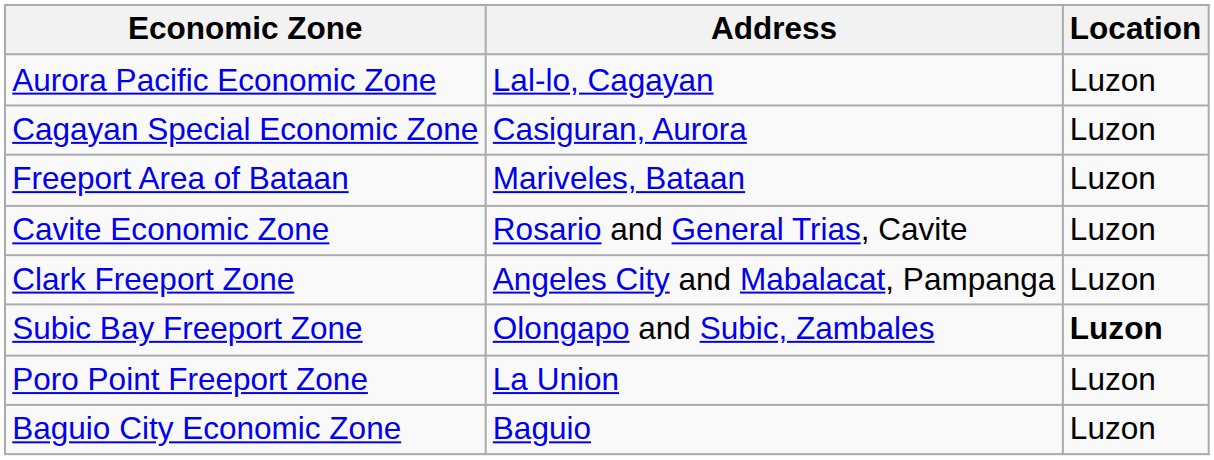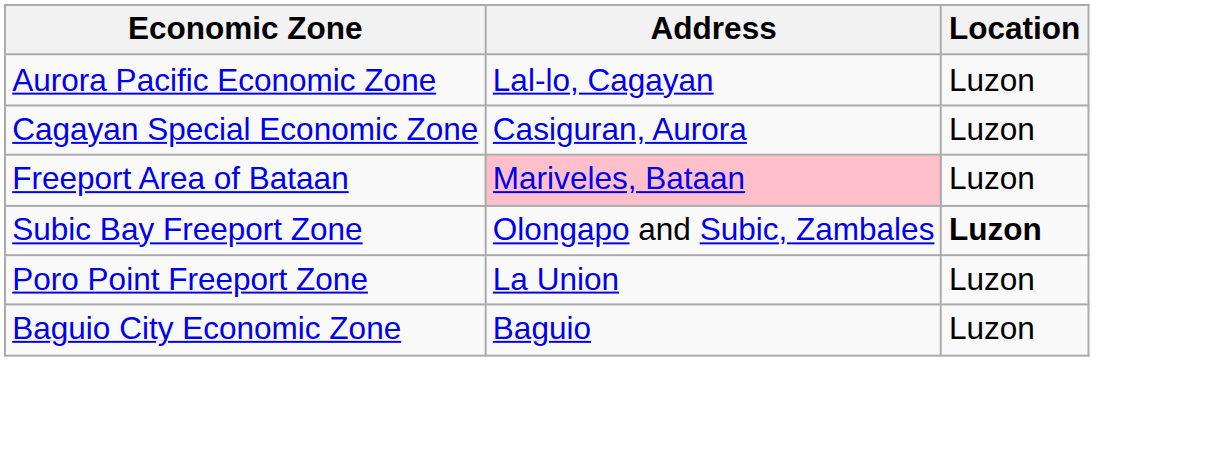(619, 179) no background -> (619, 179) pink background
- row: (171, 229)
- row: (153, 279)
